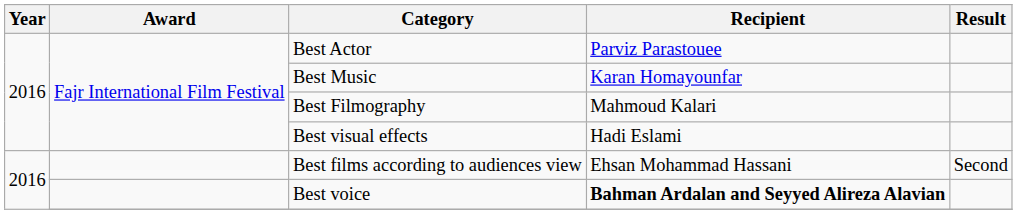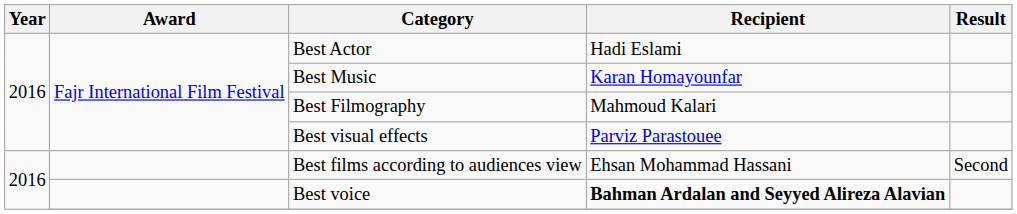(656, 48) Parviz Parastouee -> (636, 48) Hadi Eslami
(636, 135) Hadi Eslami -> (656, 135) Parviz Parastouee
